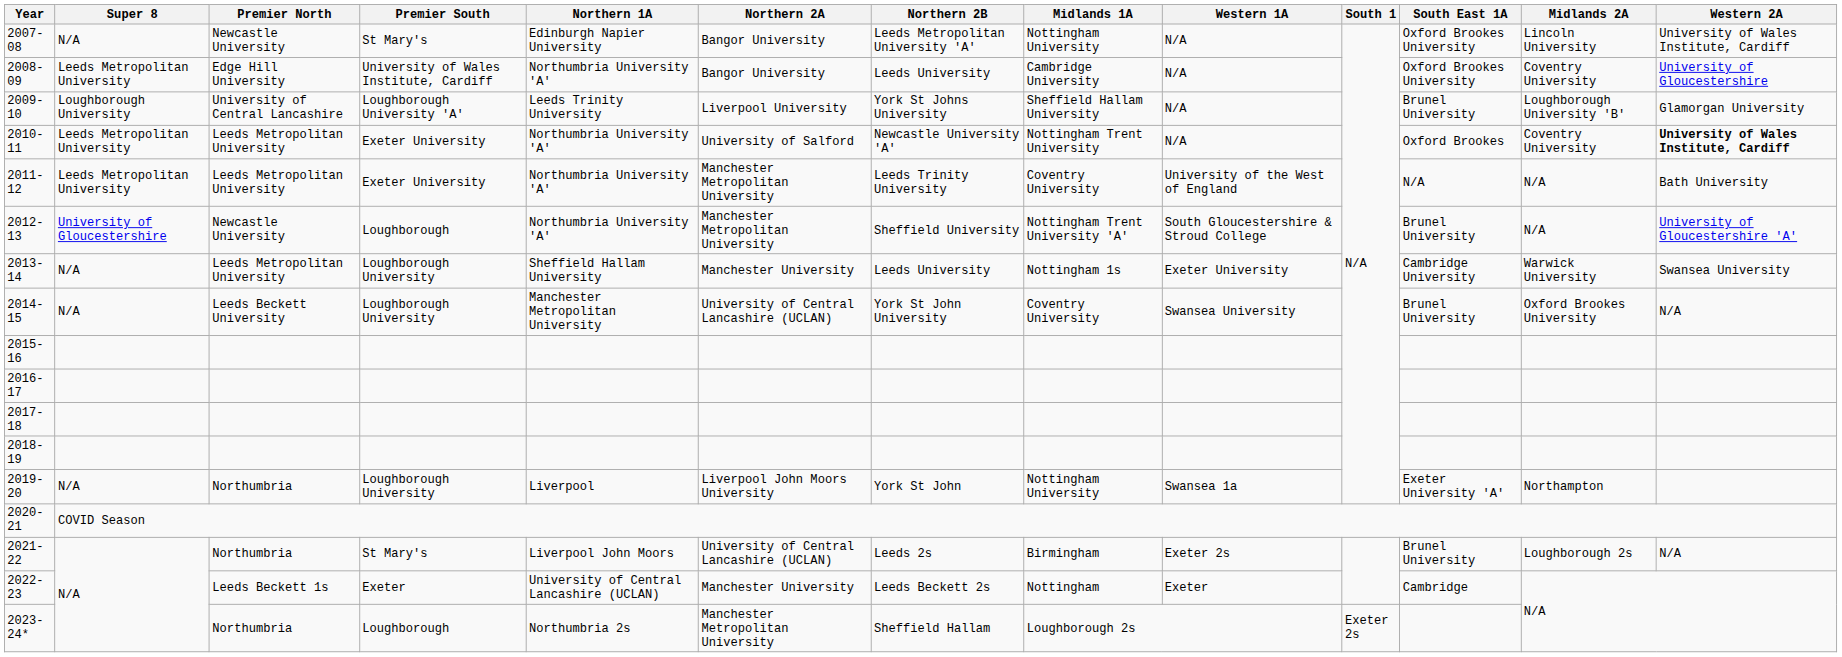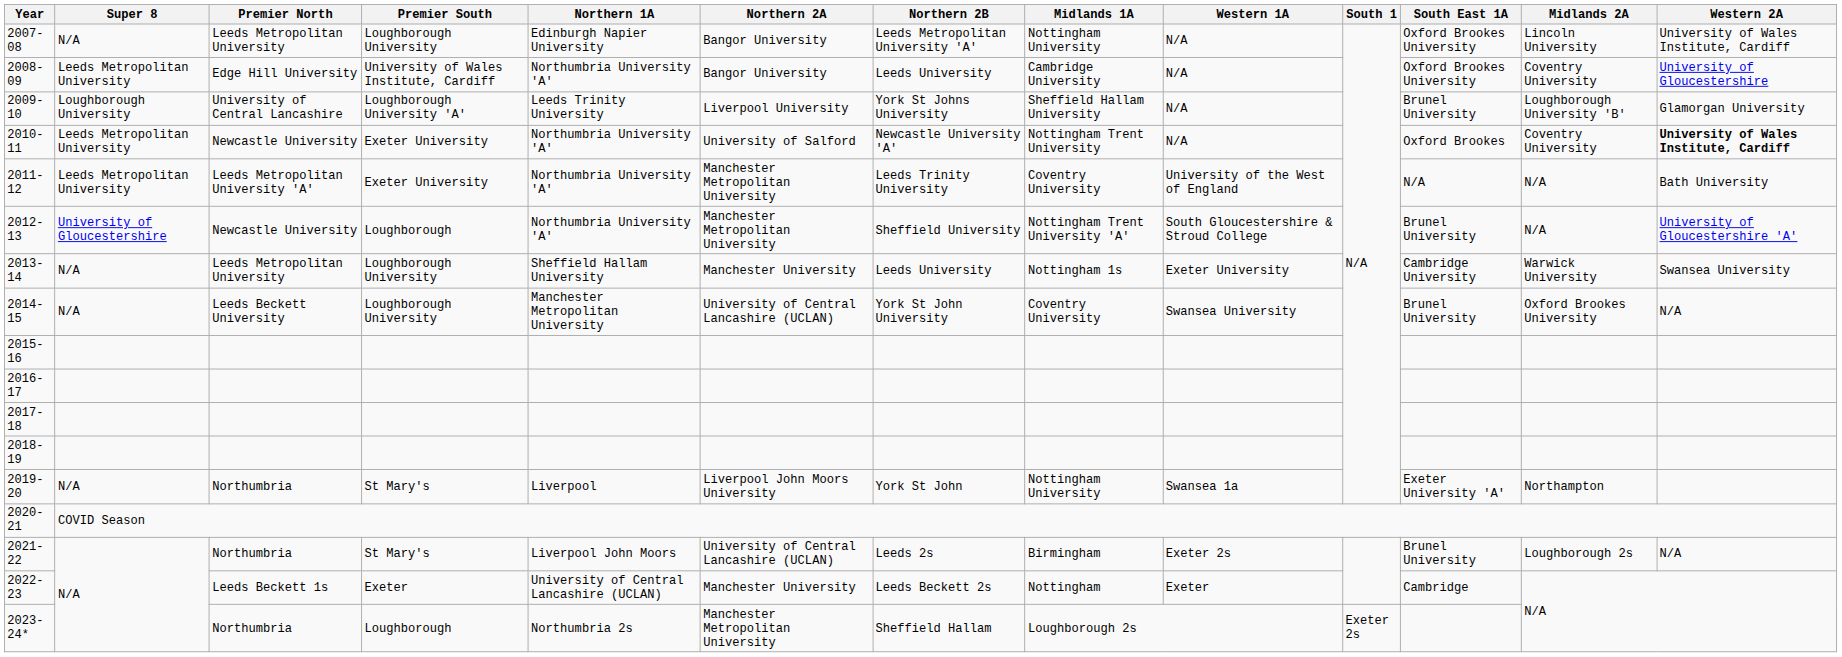(249, 41) Newcastle University -> (277, 41) Leeds Metropolitan University
(395, 41) St Mary's -> (408, 41) Loughborough University
(278, 142) Leeds Metropolitan University -> (285, 142) Newcastle University
(278, 183) Leeds Metropolitan University -> (277, 183) Leeds Metropolitan University 'A'
(406, 487) Loughborough University -> (397, 487) St Mary's
